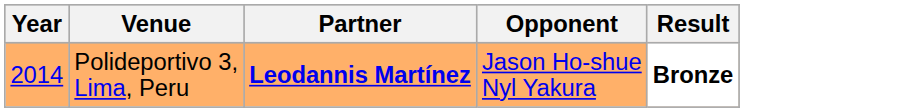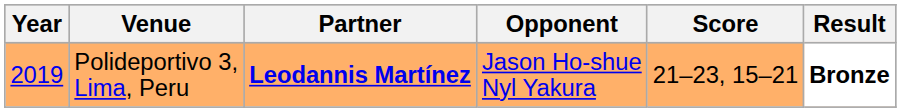+ column: (725, 24)
(37, 75) 2014 -> (37, 75) 2019
